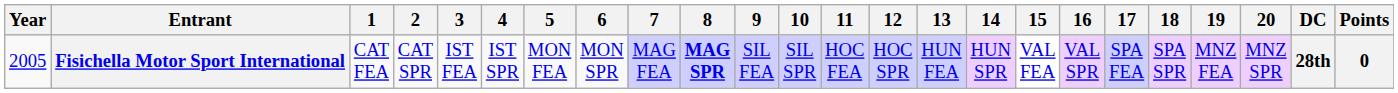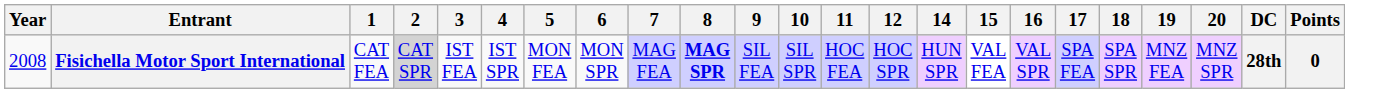- column: (941, 19)
(28, 61) 2005 -> (28, 61) 2008
(415, 61) no background -> (415, 61) lightgrey background
